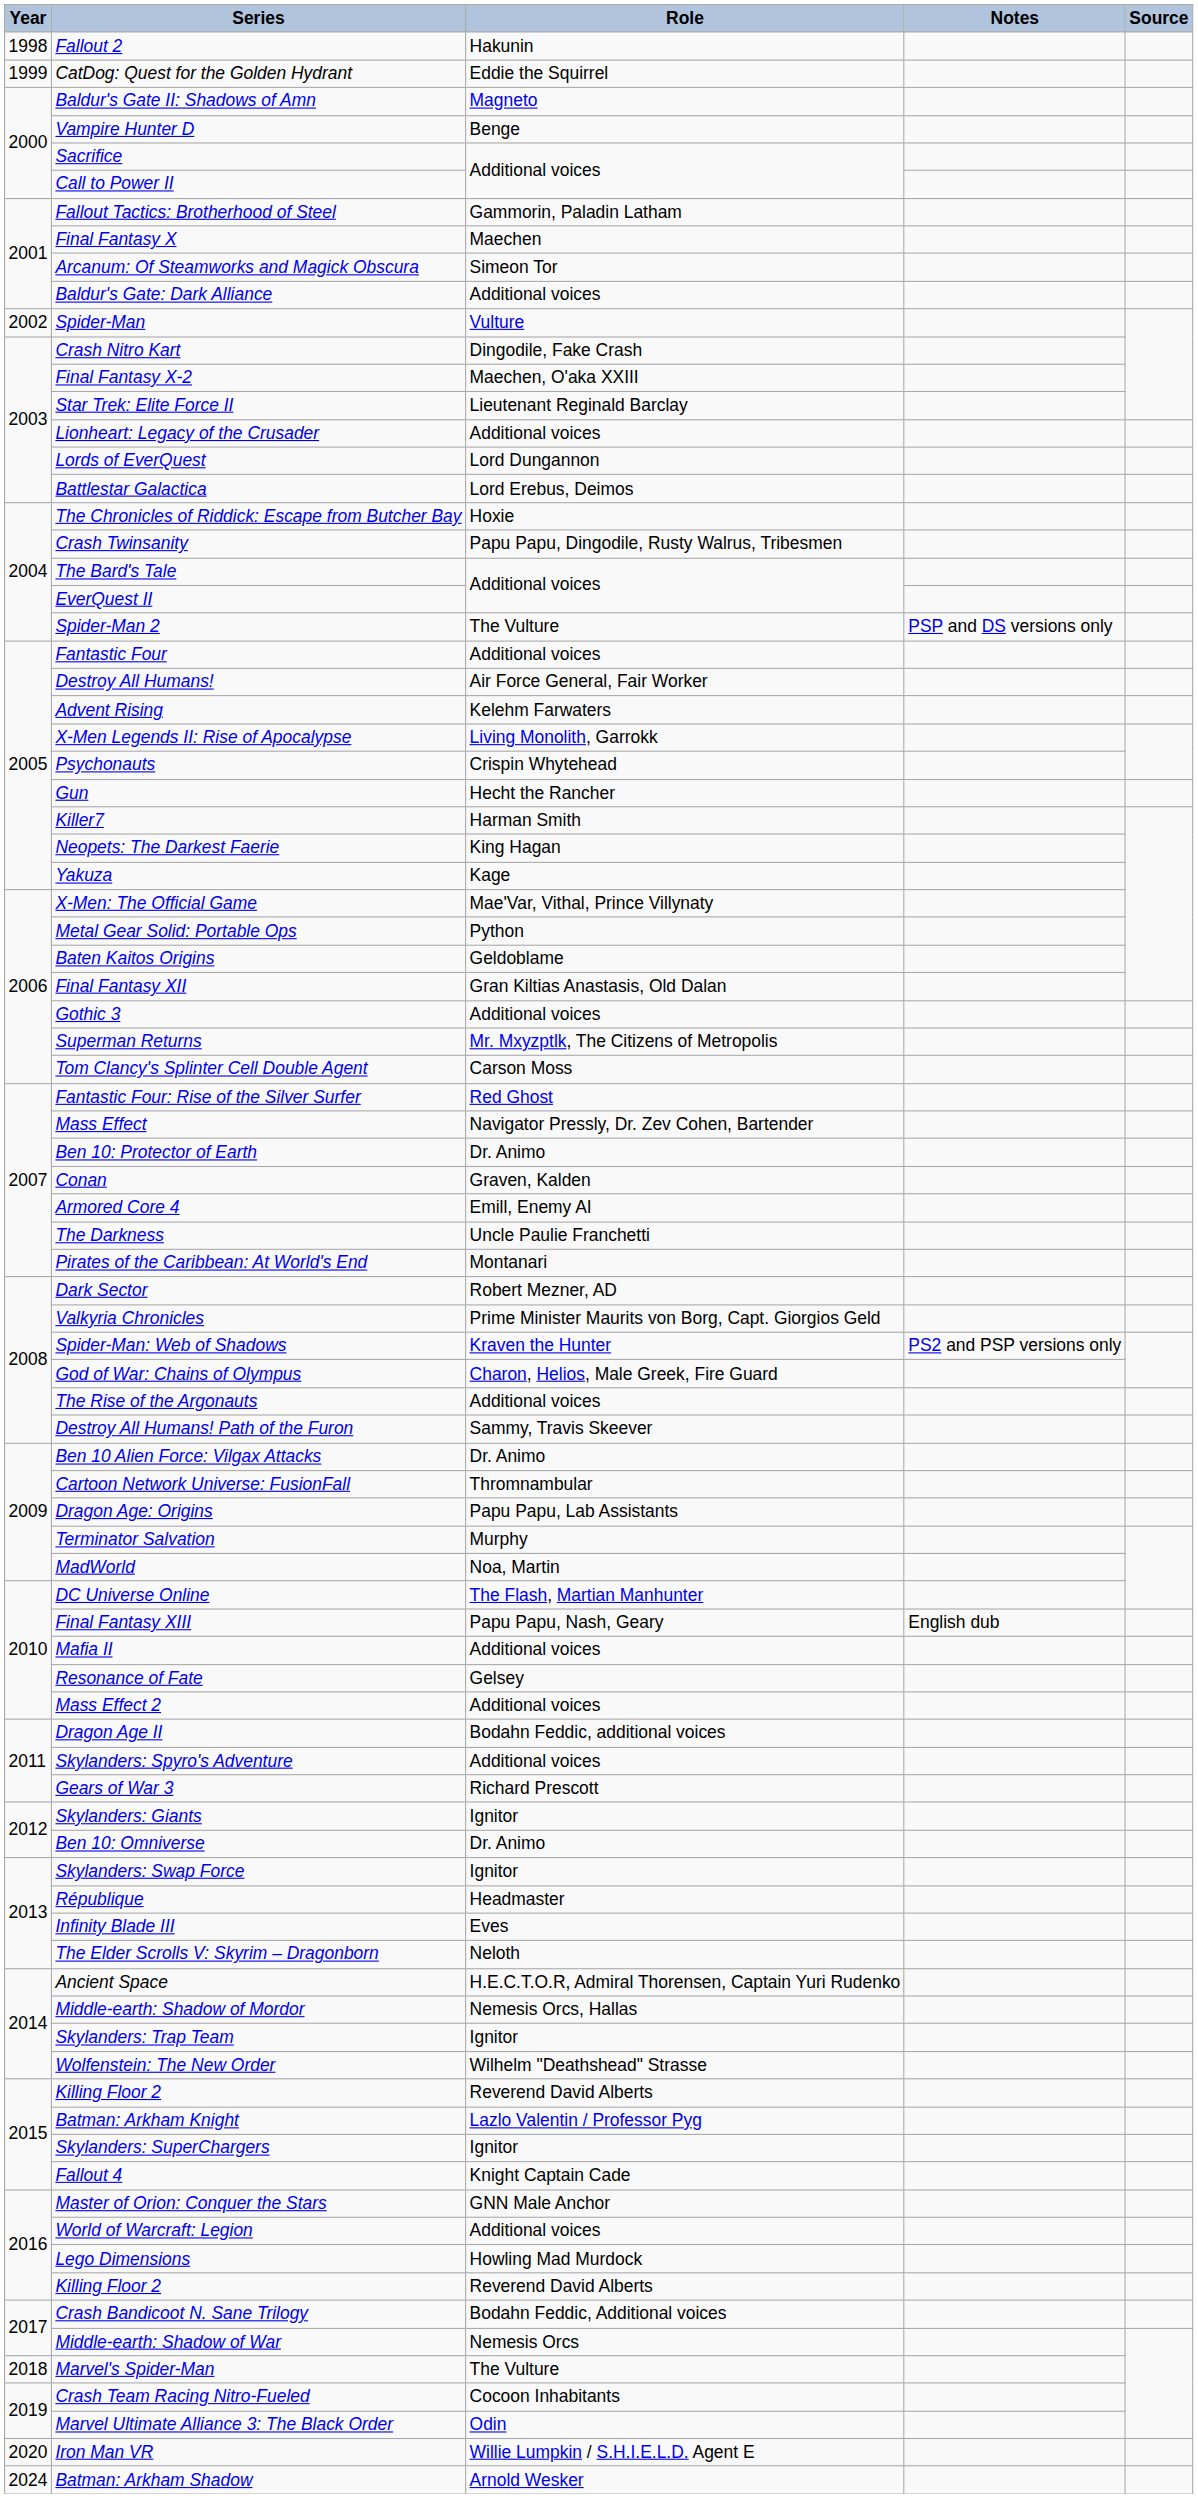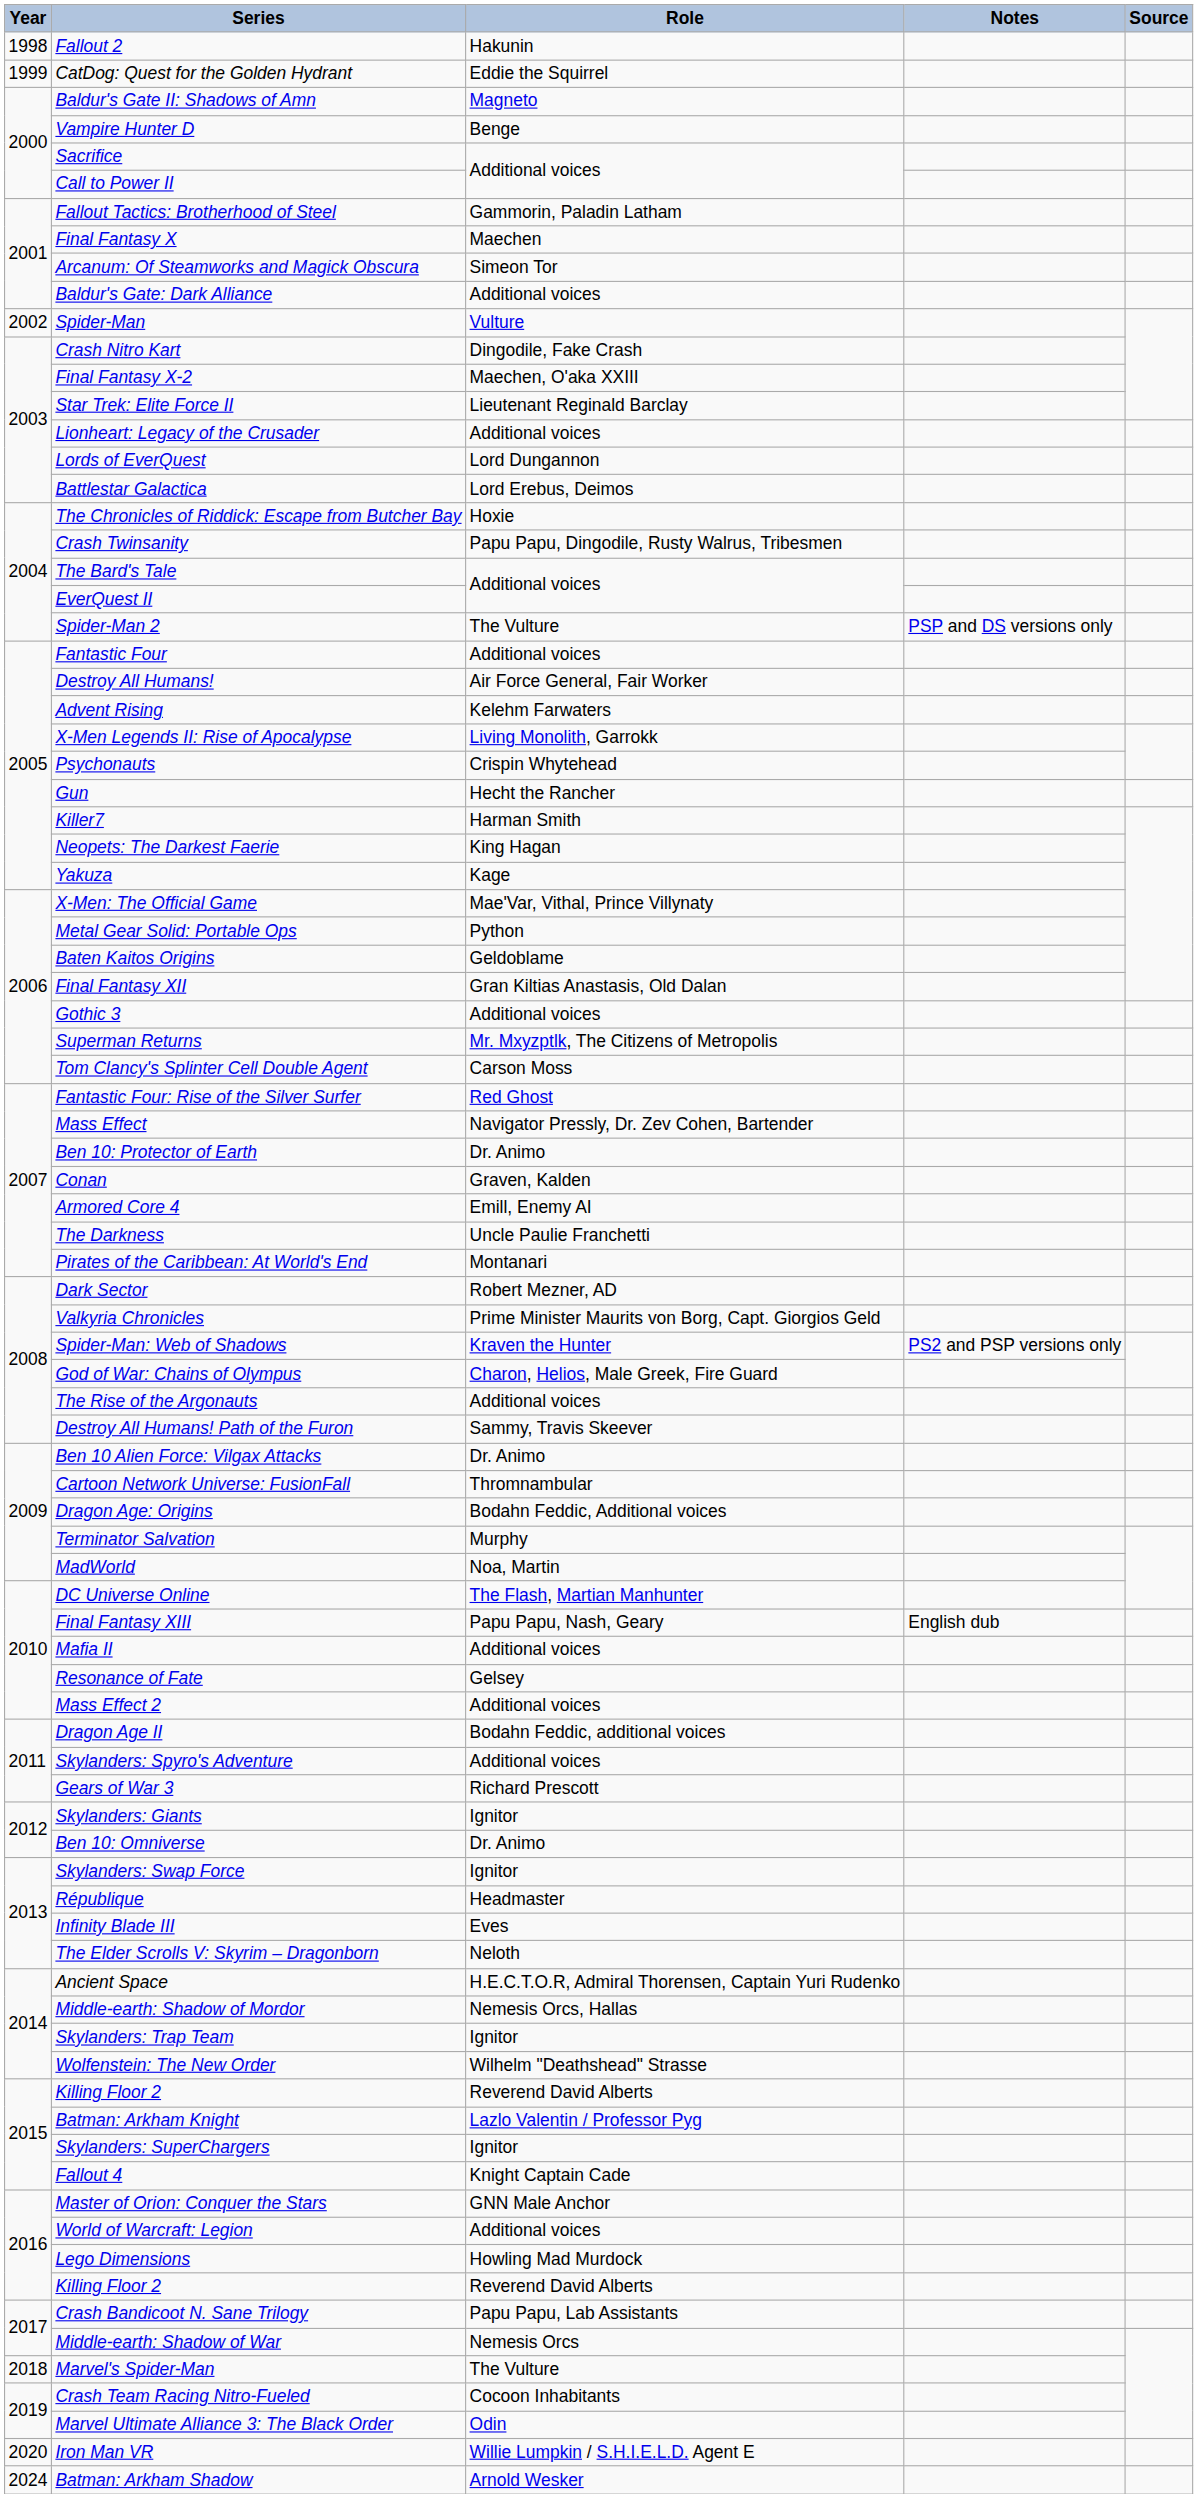(574, 1511) Papu Papu, Lab Assistants -> (598, 1511) Bodahn Feddic, Additional voices
(598, 2314) Bodahn Feddic, Additional voices -> (574, 2314) Papu Papu, Lab Assistants
